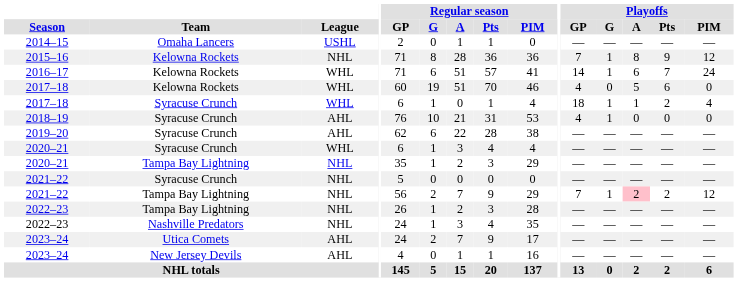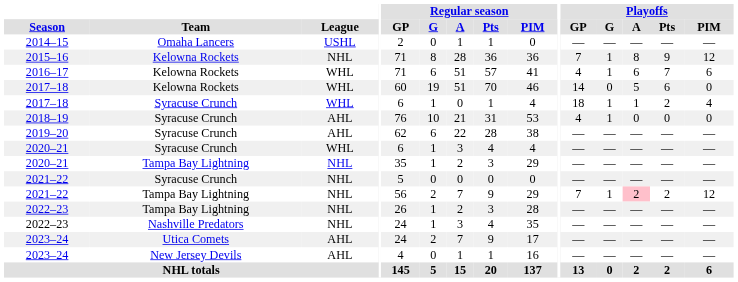(578, 72) 14 -> (578, 72) 4
(709, 72) 24 -> (709, 72) 6
(578, 87) 4 -> (578, 87) 14
